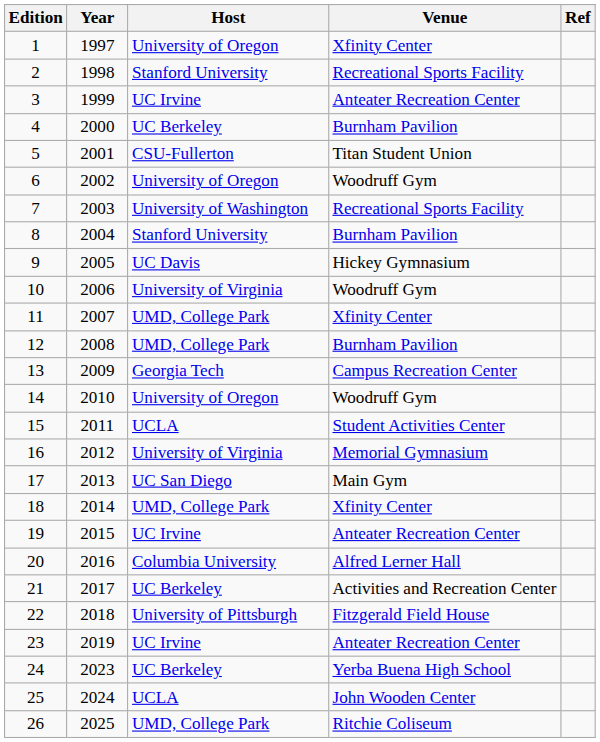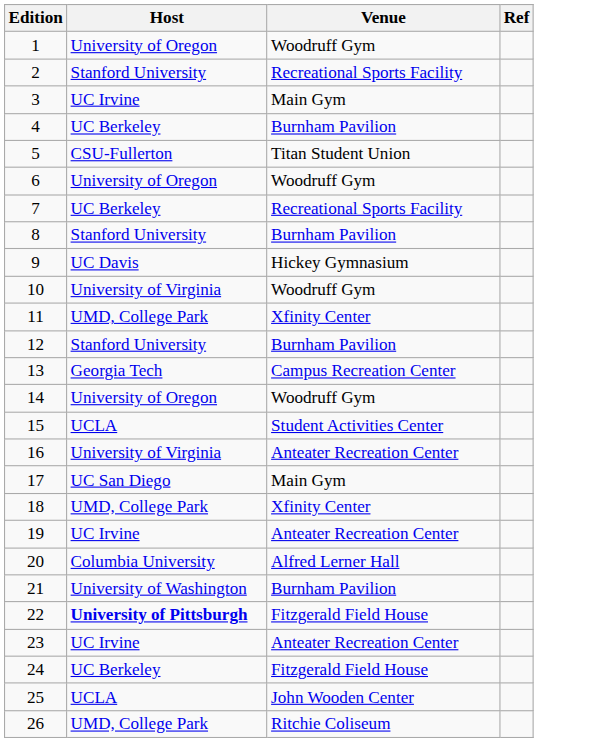- column: (97, 18)
(382, 45) Xfinity Center -> (323, 45) Woodruff Gym
(426, 99) Anteater Recreation Center -> (308, 99) Main Gym
(220, 208) University of Washington -> (116, 208) UC Berkeley
(201, 343) UMD, College Park -> (138, 343) Stanford University
(410, 452) Memorial Gymnasium -> (365, 452) Anteater Recreation Center
(177, 588) UC Berkeley -> (159, 588) University of Washington
(444, 588) Activities and Recreation Center -> (334, 588) Burnham Pavilion
(215, 615) normal -> (159, 615) bold
(422, 669) Yerba Buena High School -> (350, 669) Fitzgerald Field House
